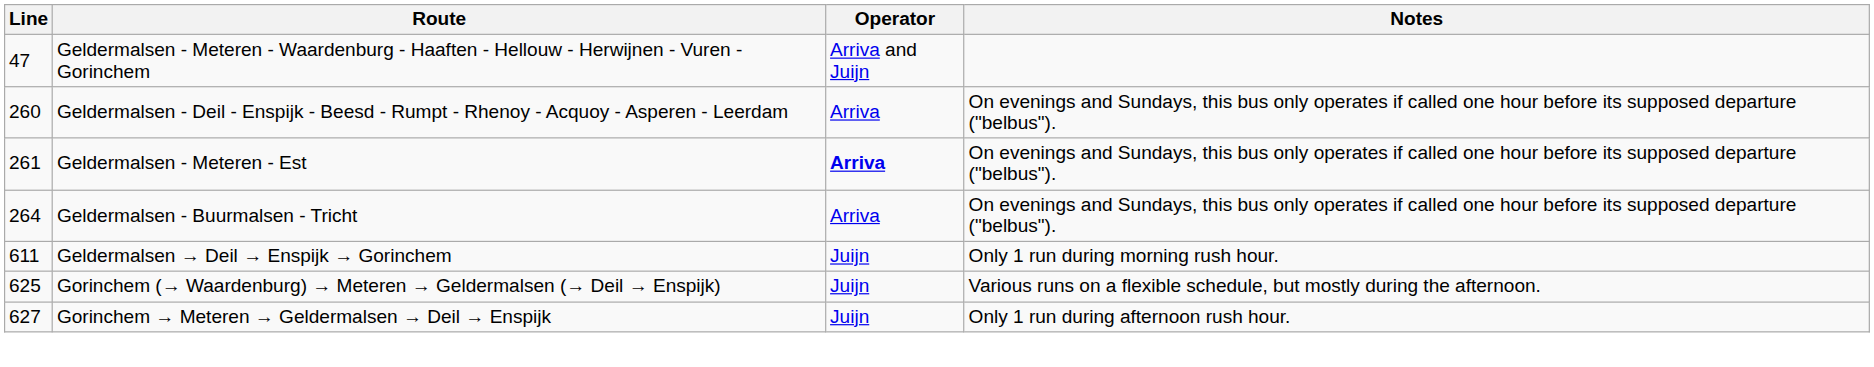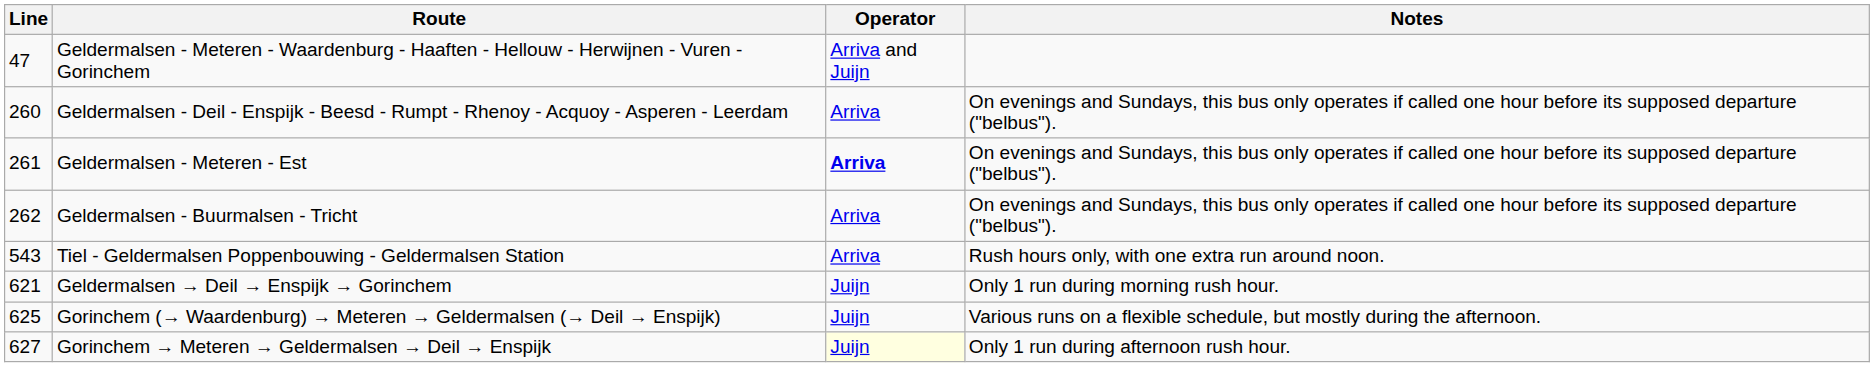(25, 215) 264 -> (25, 215) 262
+ row: (311, 256)
(24, 256) 611 -> (25, 286) 621
(850, 316) no background -> (850, 346) lightyellow background
